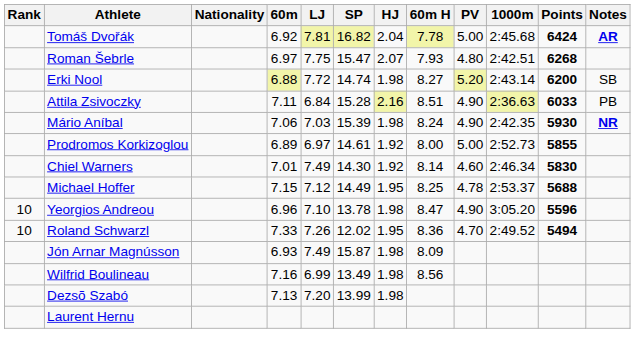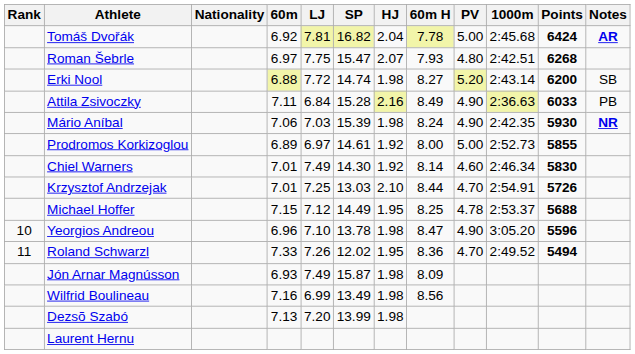(430, 101) 8.51 -> (430, 101) 8.49
+ row: (107, 187)
(24, 230) 10 -> (24, 252) 11
